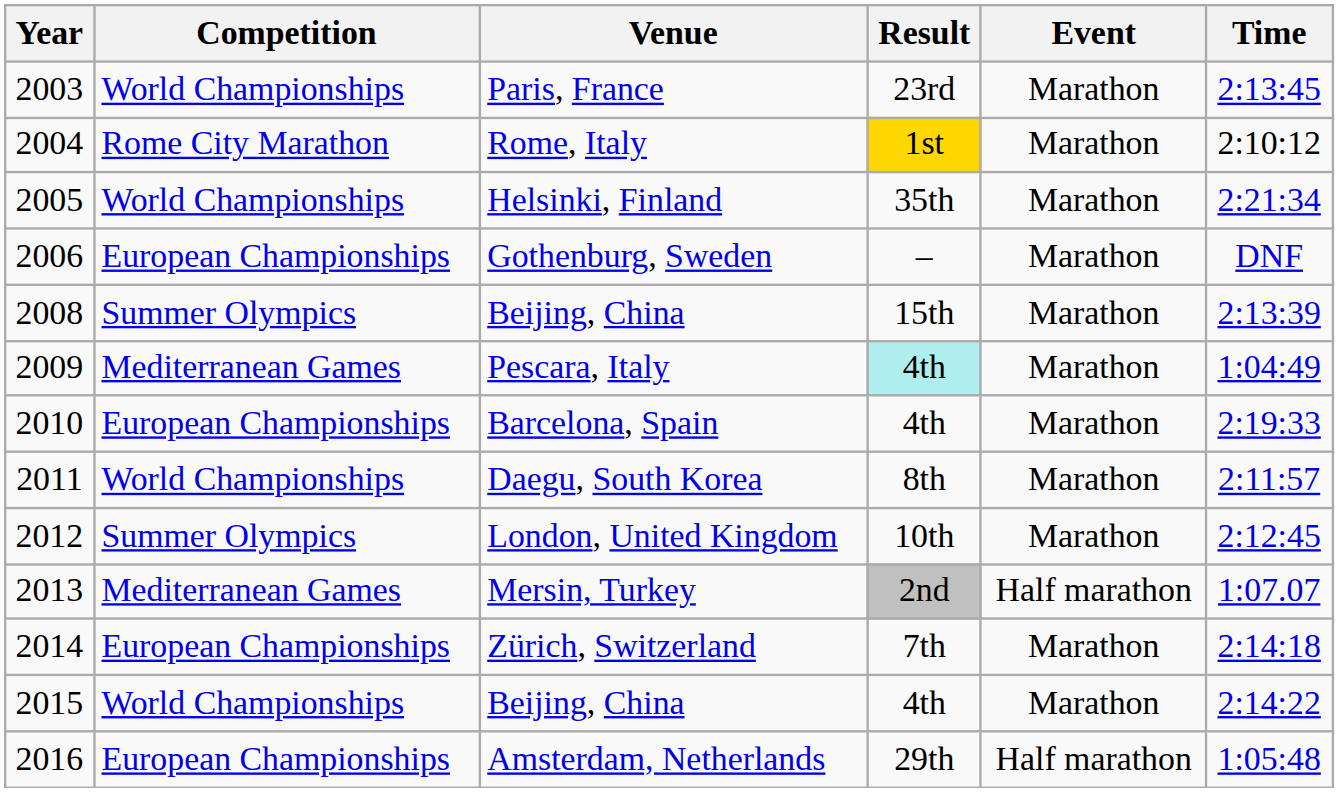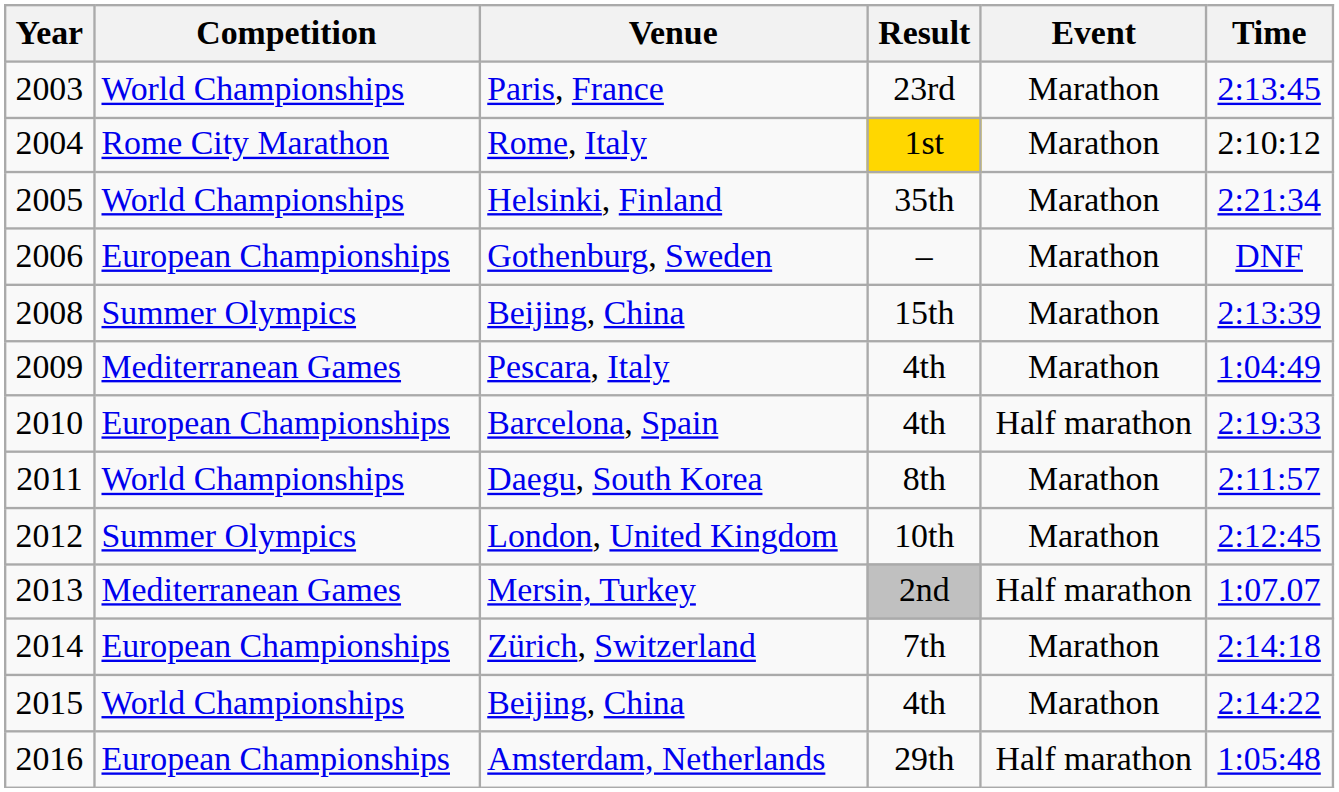(924, 367) paleturquoise background -> (924, 367) no background
(1094, 423) Marathon -> (1094, 423) Half marathon
